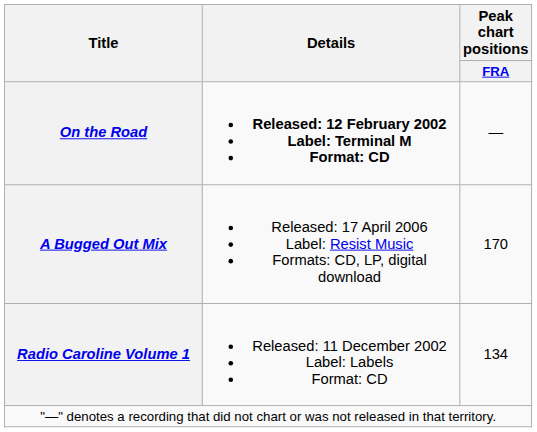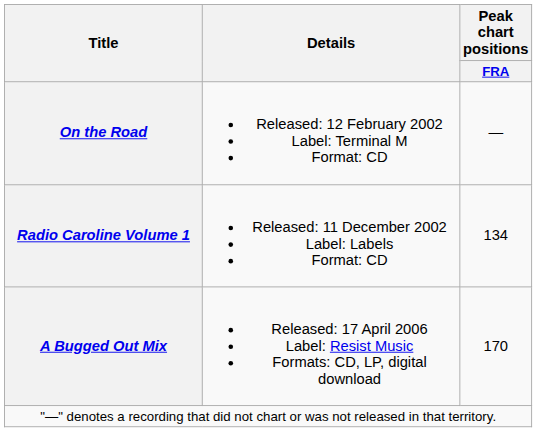(331, 141) bold -> (331, 141) normal
rows swapped: (104, 354) <-> (104, 243)
